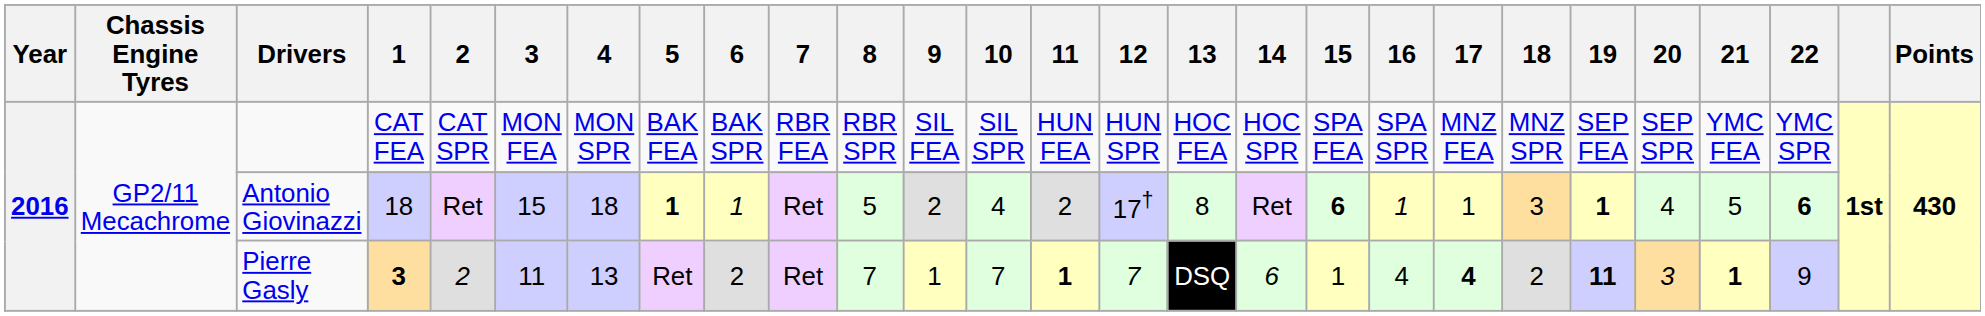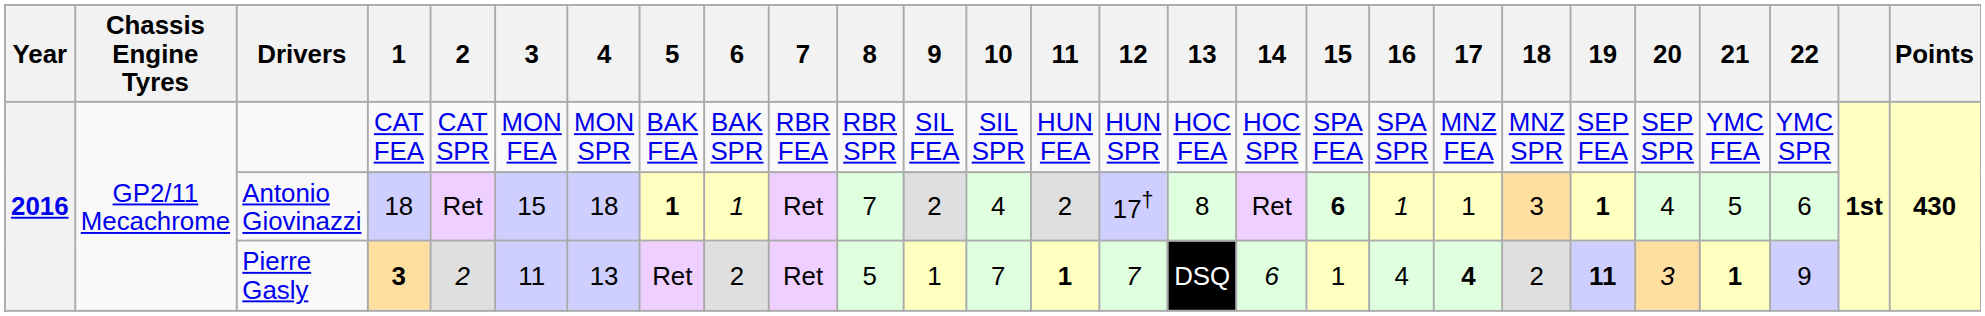(870, 206) 5 -> (870, 206) 7
(1805, 206) bold -> (1805, 206) normal
(870, 275) 7 -> (870, 275) 5
